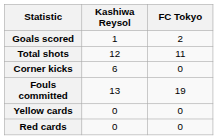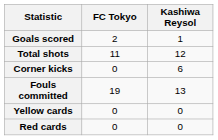columns swapped: (115, 17) <-> (180, 17)
